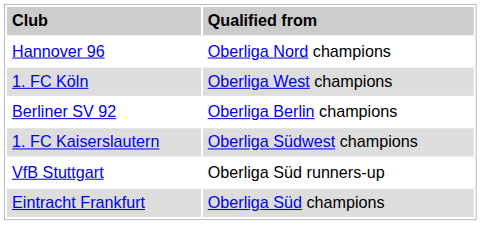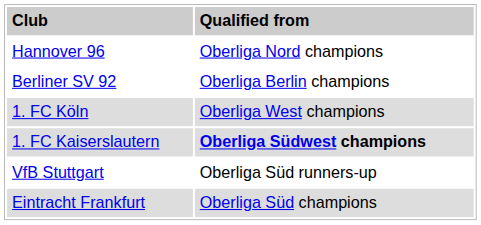rows swapped: (50, 81) <-> (64, 112)
(313, 142) normal -> (313, 142) bold
